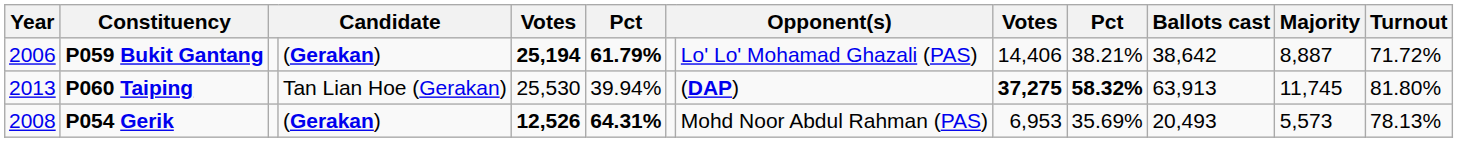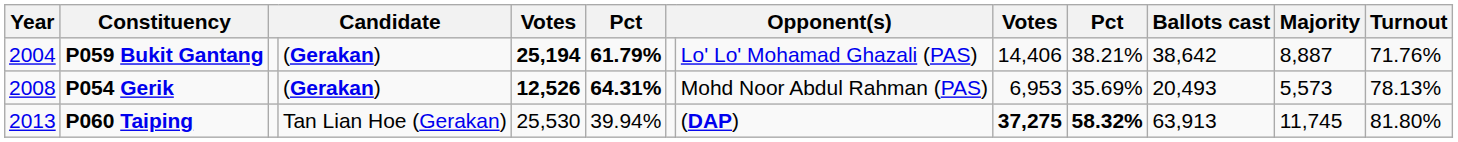(32, 54) 2006 -> (32, 54) 2004
(1406, 54) 71.72% -> (1406, 54) 71.76%
rows swapped: (120, 121) <-> (129, 88)
